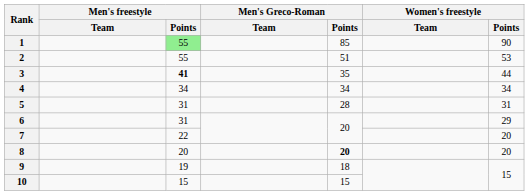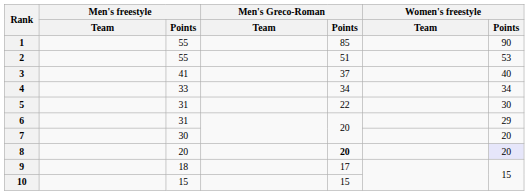(183, 43) lightgreen background -> (183, 43) no background
(183, 74) bold -> (183, 74) normal
(345, 74) 35 -> (345, 74) 37
(506, 74) 44 -> (506, 74) 40
(183, 89) 34 -> (183, 89) 33
(345, 105) 28 -> (345, 105) 22
(506, 105) 31 -> (506, 105) 30
(183, 136) 22 -> (183, 136) 30
(506, 151) no background -> (506, 151) lavender background
(183, 167) 19 -> (183, 167) 18
(345, 167) 18 -> (345, 167) 17
